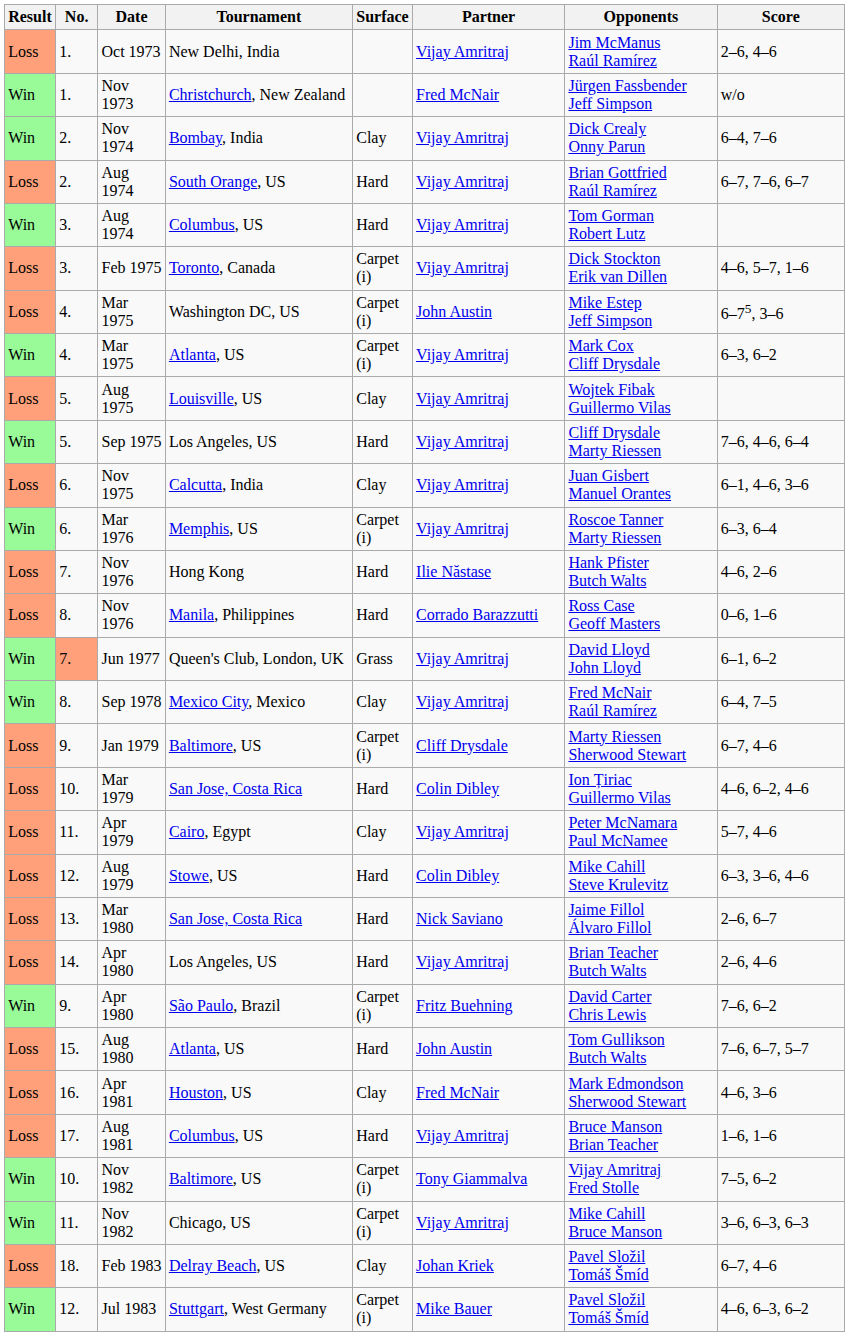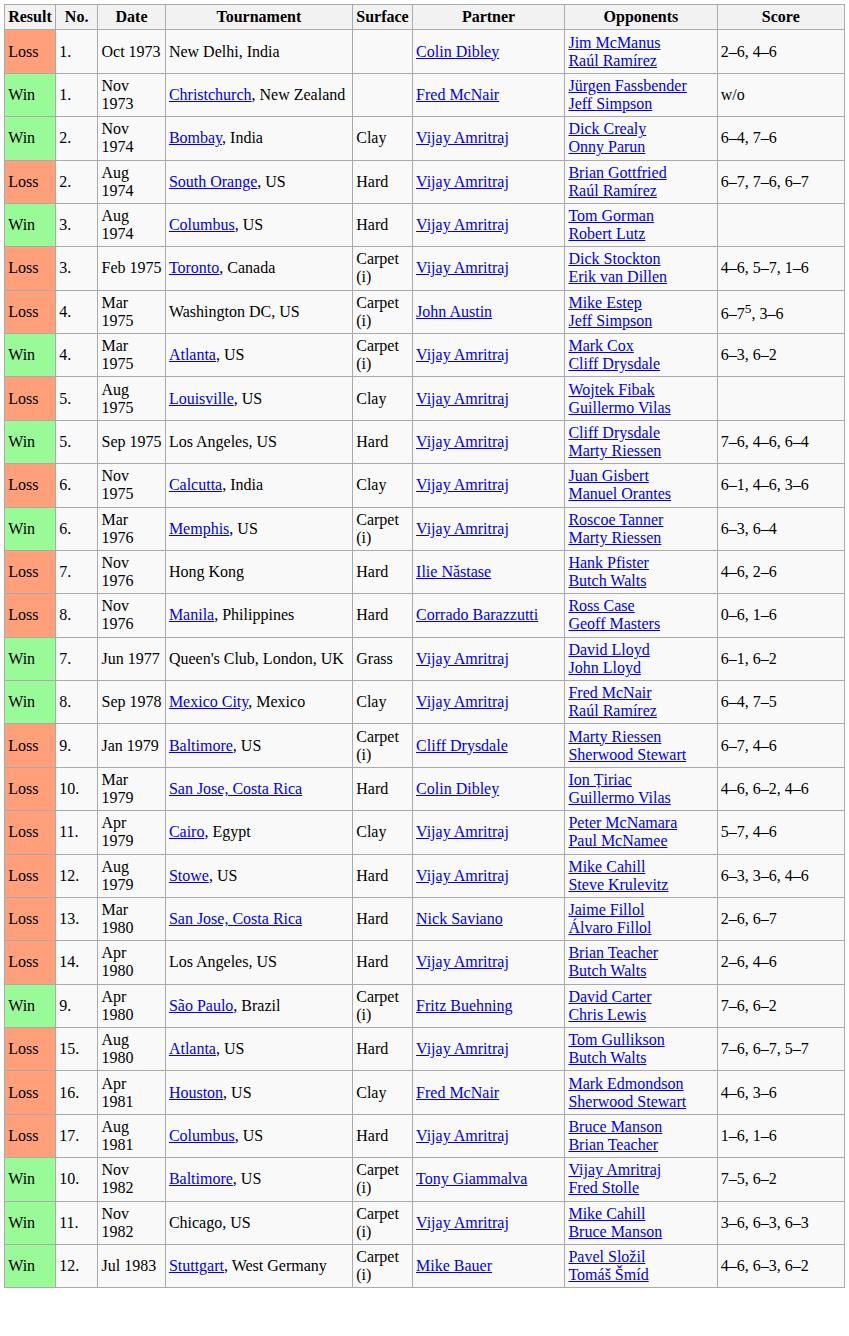(462, 51) Vijay Amritraj -> (458, 51) Colin Dibley
(65, 658) lightsalmon background -> (65, 658) no background
(458, 875) Colin Dibley -> (462, 875) Vijay Amritraj
(454, 1049) John Austin -> (462, 1049) Vijay Amritraj
- row: (132, 1266)
